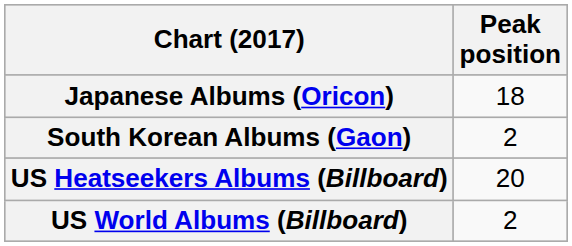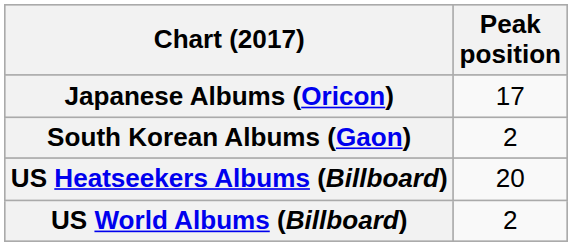(510, 95) 18 -> (510, 95) 17
